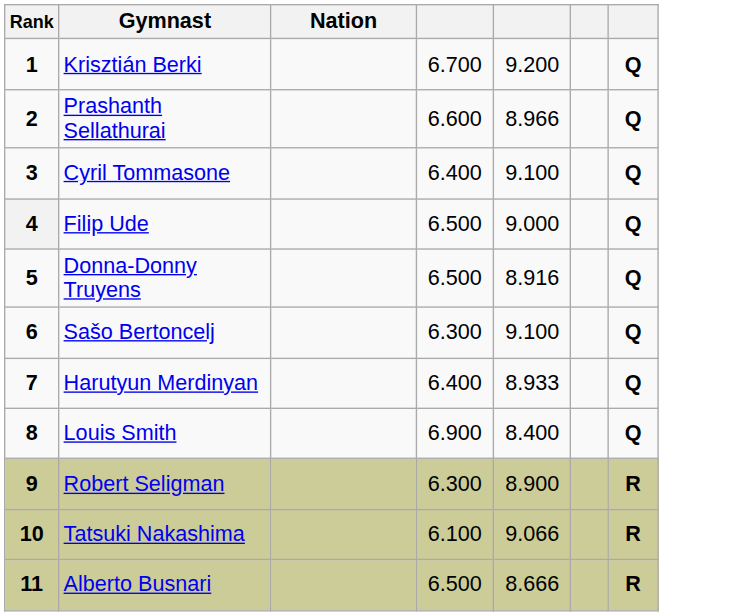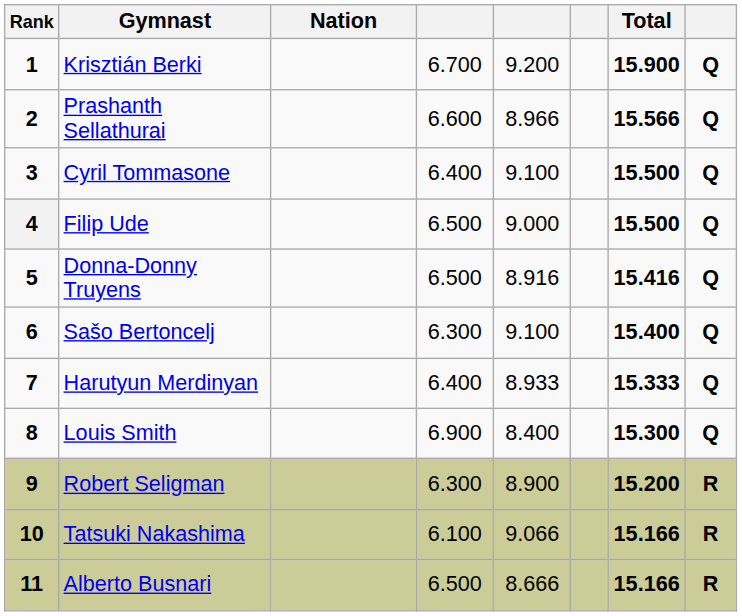+ column: (647, 21)
